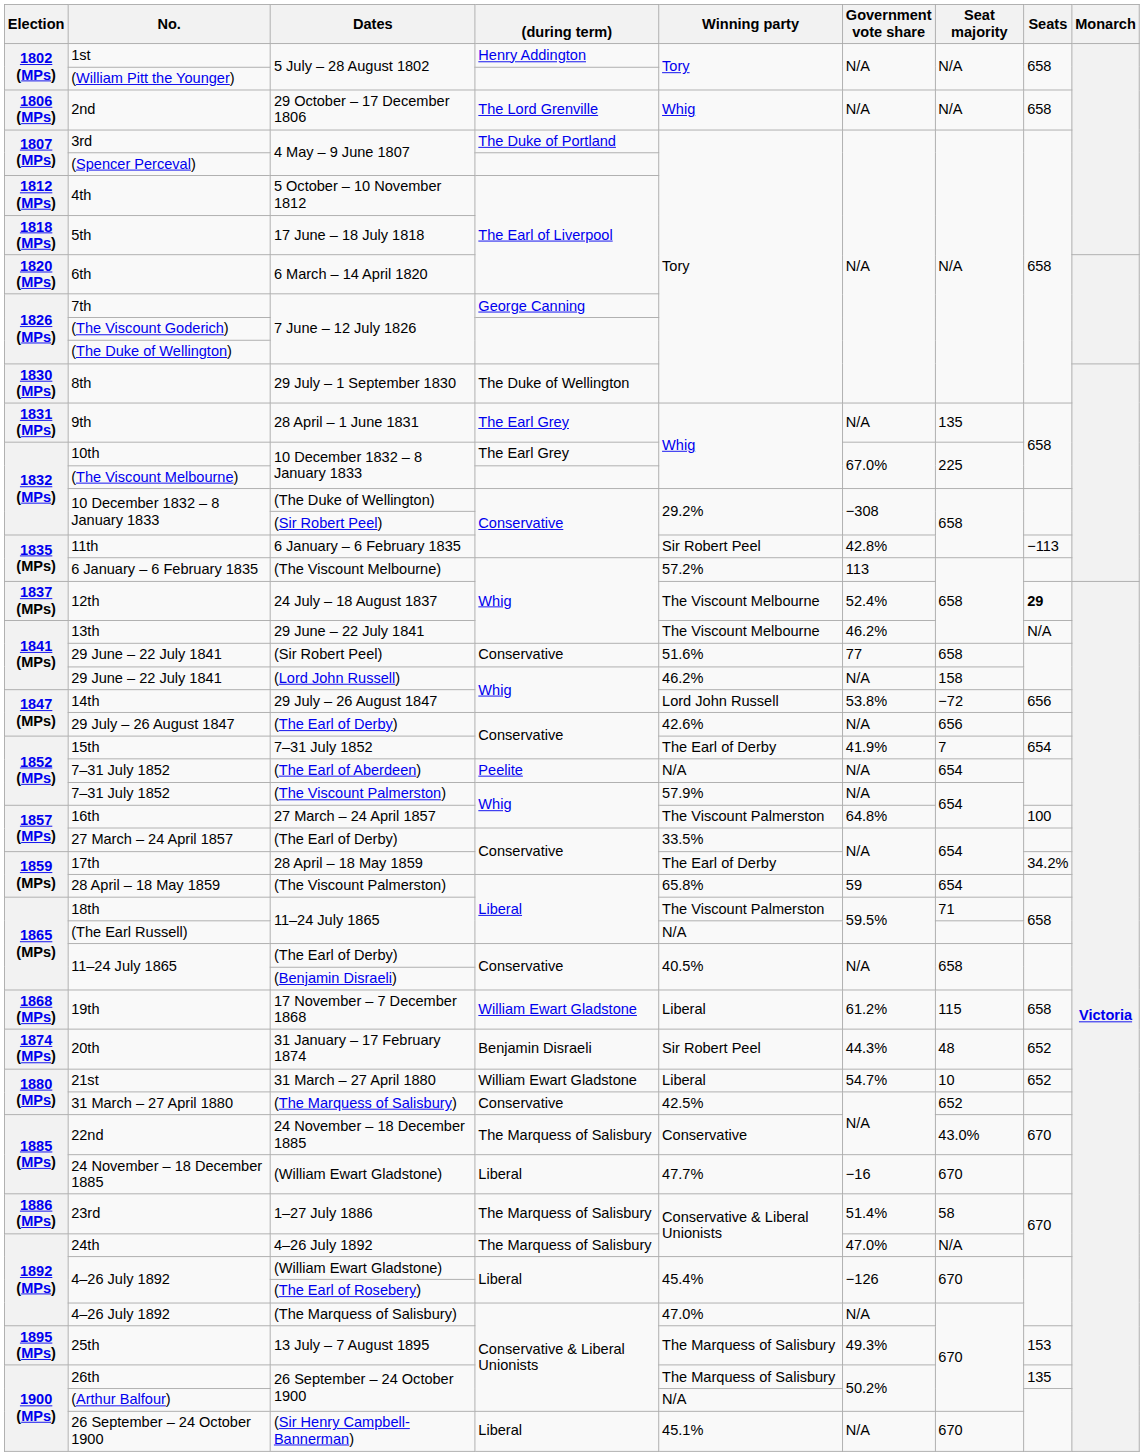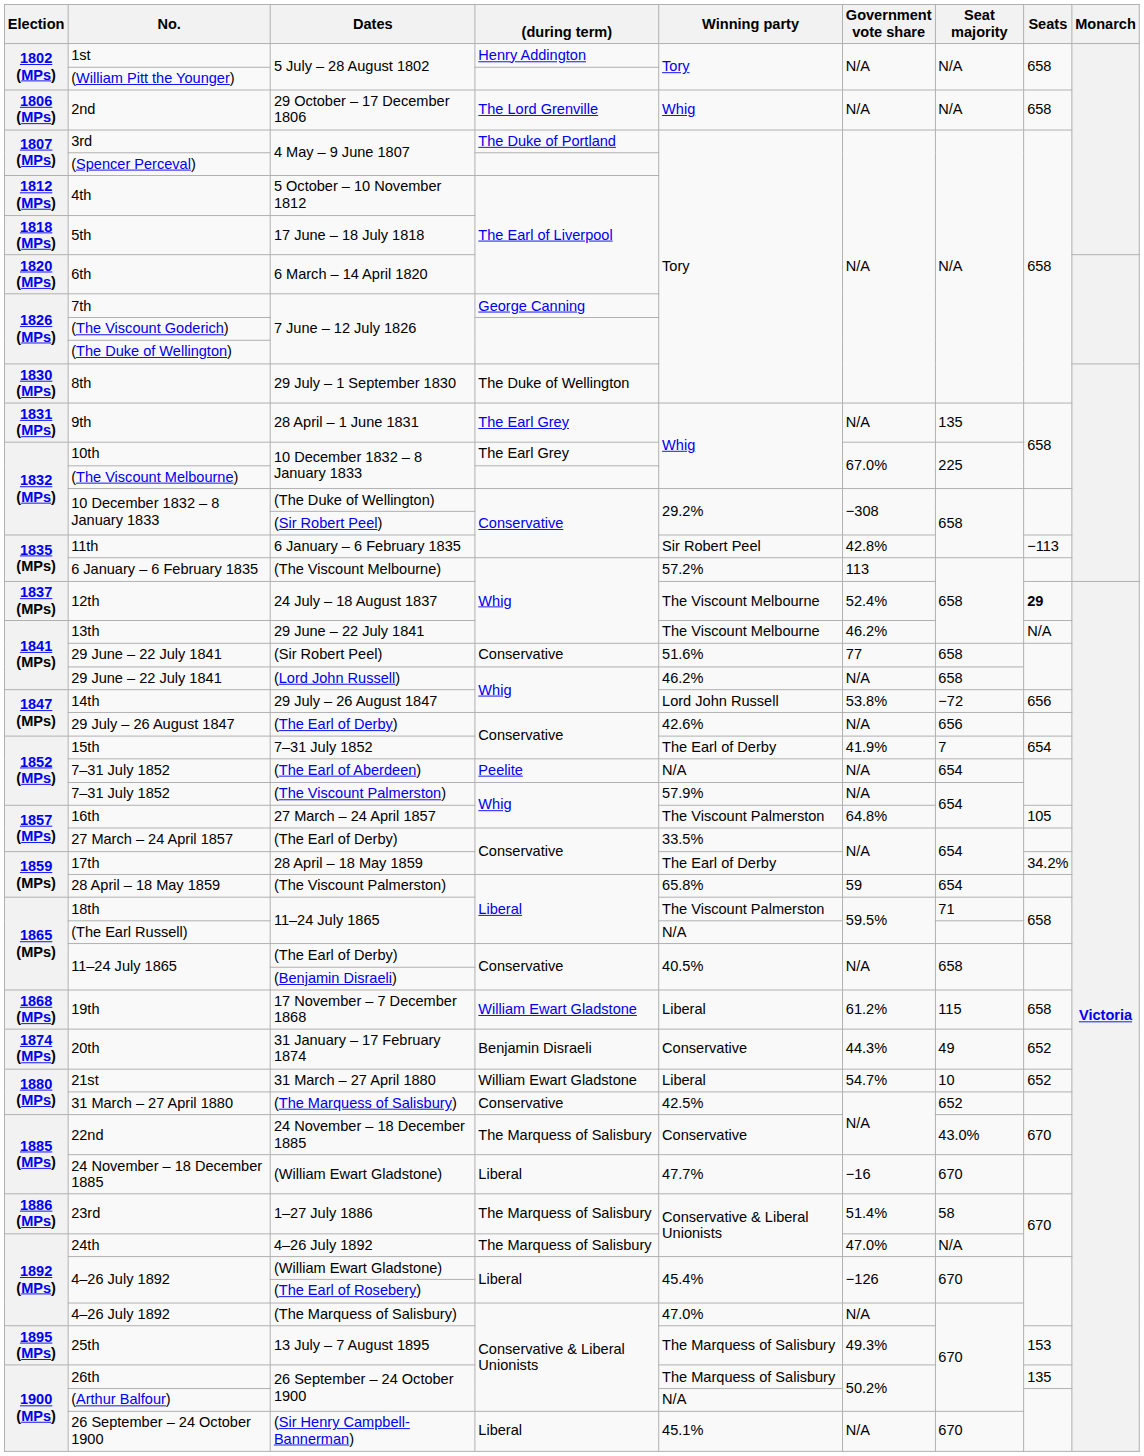(950, 678) 158 -> (950, 678) 658
(1039, 816) 100 -> (1039, 816) 105
(711, 1049) Sir Robert Peel -> (705, 1049) Conservative
(946, 1049) 48 -> (946, 1049) 49
